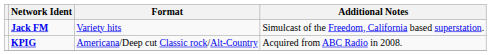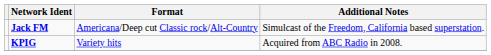(99, 27) Variety hits -> (167, 27) Americana/Deep cut Classic rock/Alt-Country
(167, 43) Americana/Deep cut Classic rock/Alt-Country -> (99, 43) Variety hits
